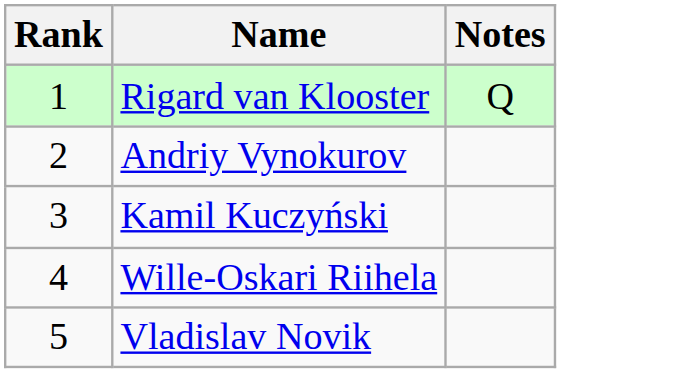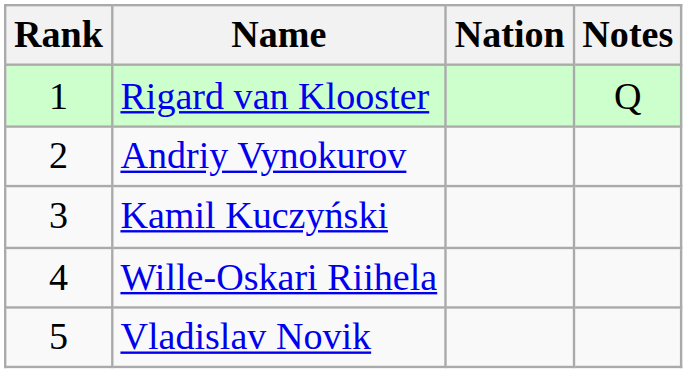+ column: (510, 34)
